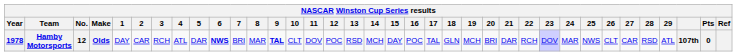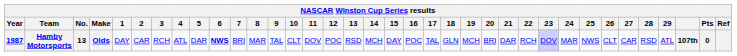(15, 40) 1978 -> (15, 40) 1987
(82, 40) 12 -> (82, 40) 13
(277, 40) bold -> (276, 40) normal
